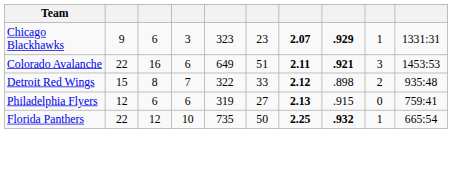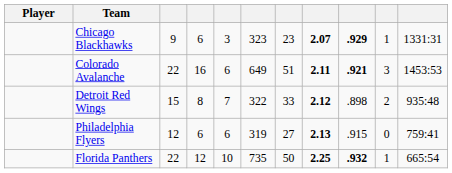+ column: (39, 13)
